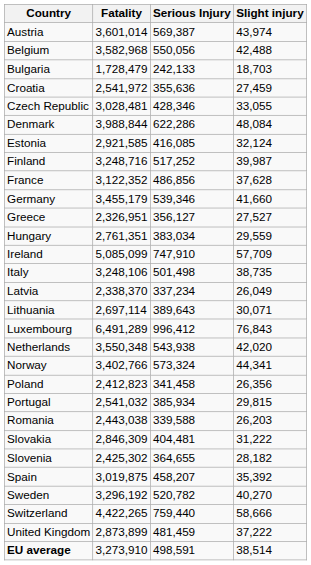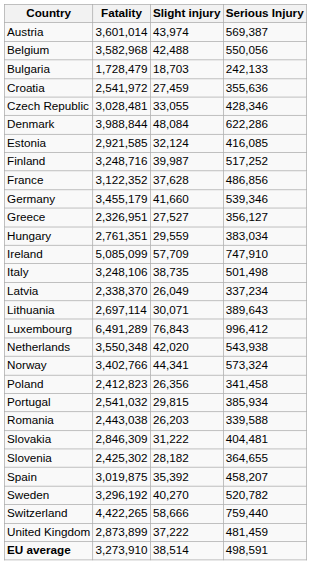columns swapped: (192, 13) <-> (270, 13)
